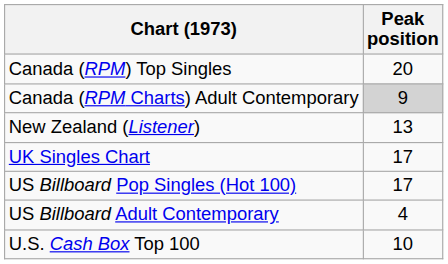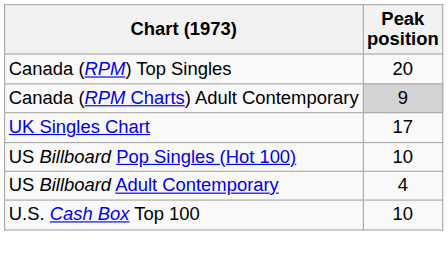- row: (104, 127)
(403, 185) 17 -> (403, 156) 10
